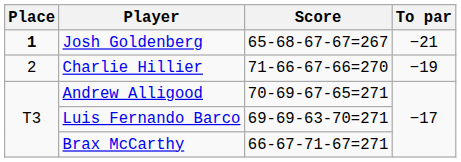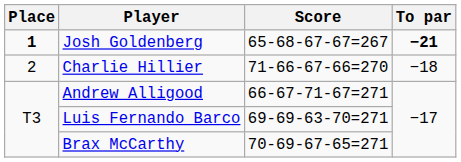(424, 43) normal -> (424, 43) bold
(424, 68) −19 -> (424, 68) −18
(318, 94) 70-69-67-65=271 -> (318, 94) 66-67-71-67=271
(318, 144) 66-67-71-67=271 -> (318, 144) 70-69-67-65=271
